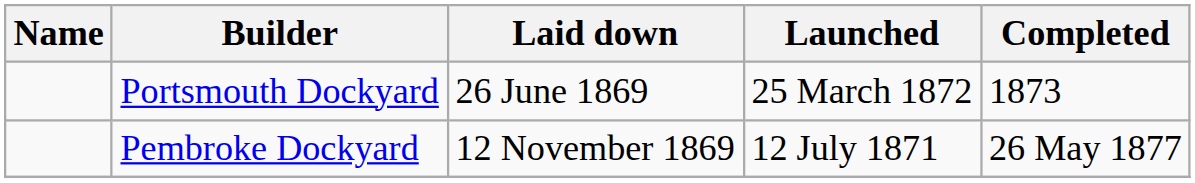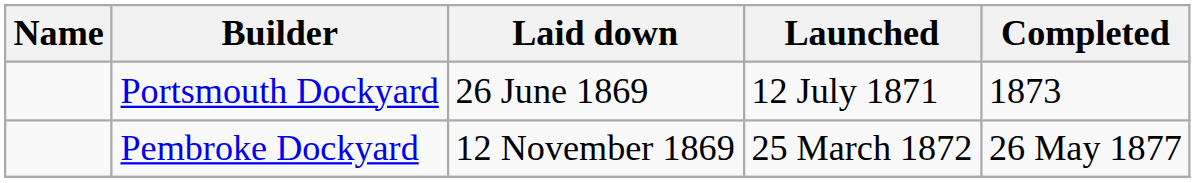(862, 90) 25 March 1872 -> (845, 90) 12 July 1871
(845, 147) 12 July 1871 -> (862, 147) 25 March 1872
